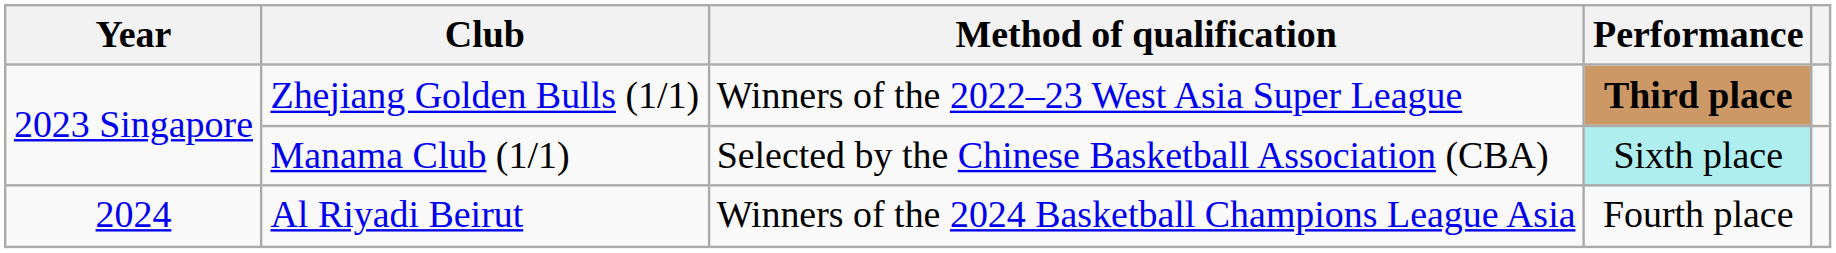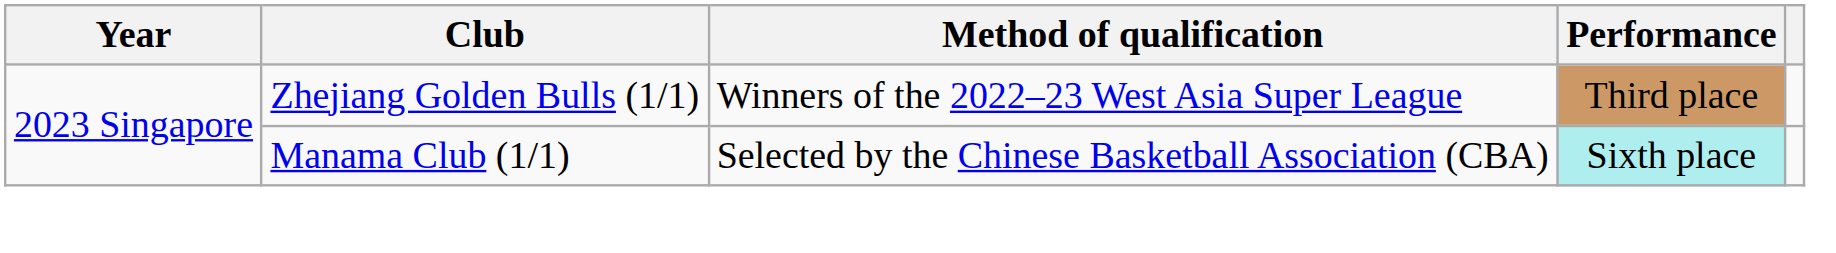(1698, 94) bold -> (1671, 94) normal
- row: (397, 214)
